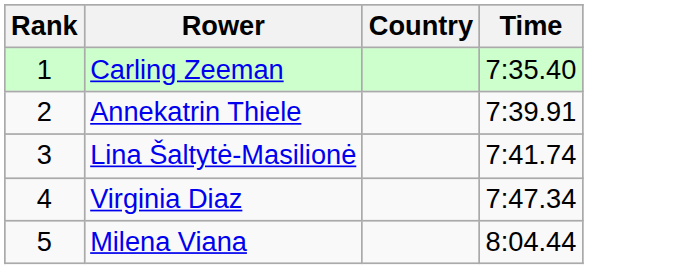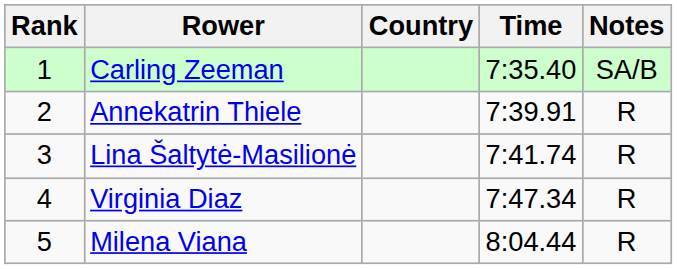+ column: (627, 26)
